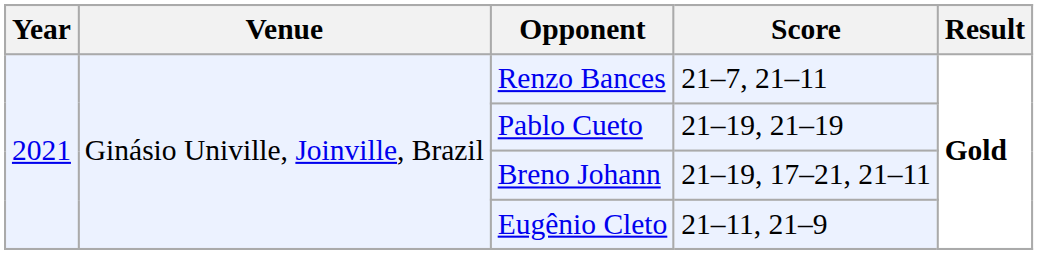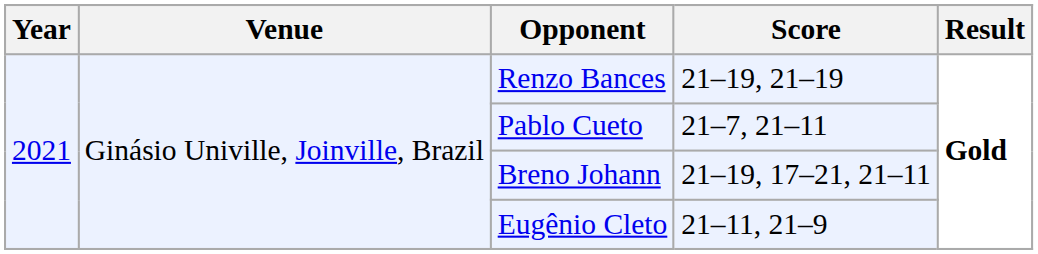(754, 77) 21–7, 21–11 -> (762, 77) 21–19, 21–19
(762, 126) 21–19, 21–19 -> (754, 126) 21–7, 21–11
